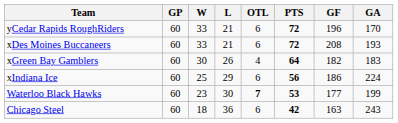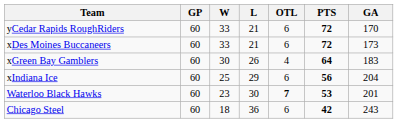- column: (334, 12)
(373, 45) 193 -> (371, 45) 173
(373, 77) 224 -> (371, 77) 204
(373, 93) 199 -> (371, 93) 201
